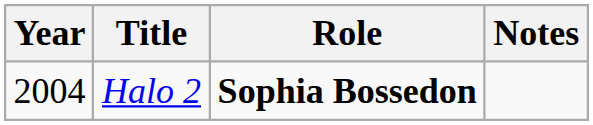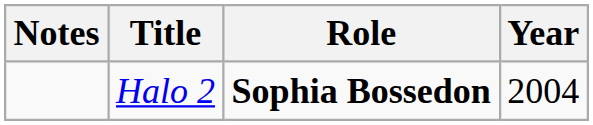columns swapped: (49, 33) <-> (536, 33)
